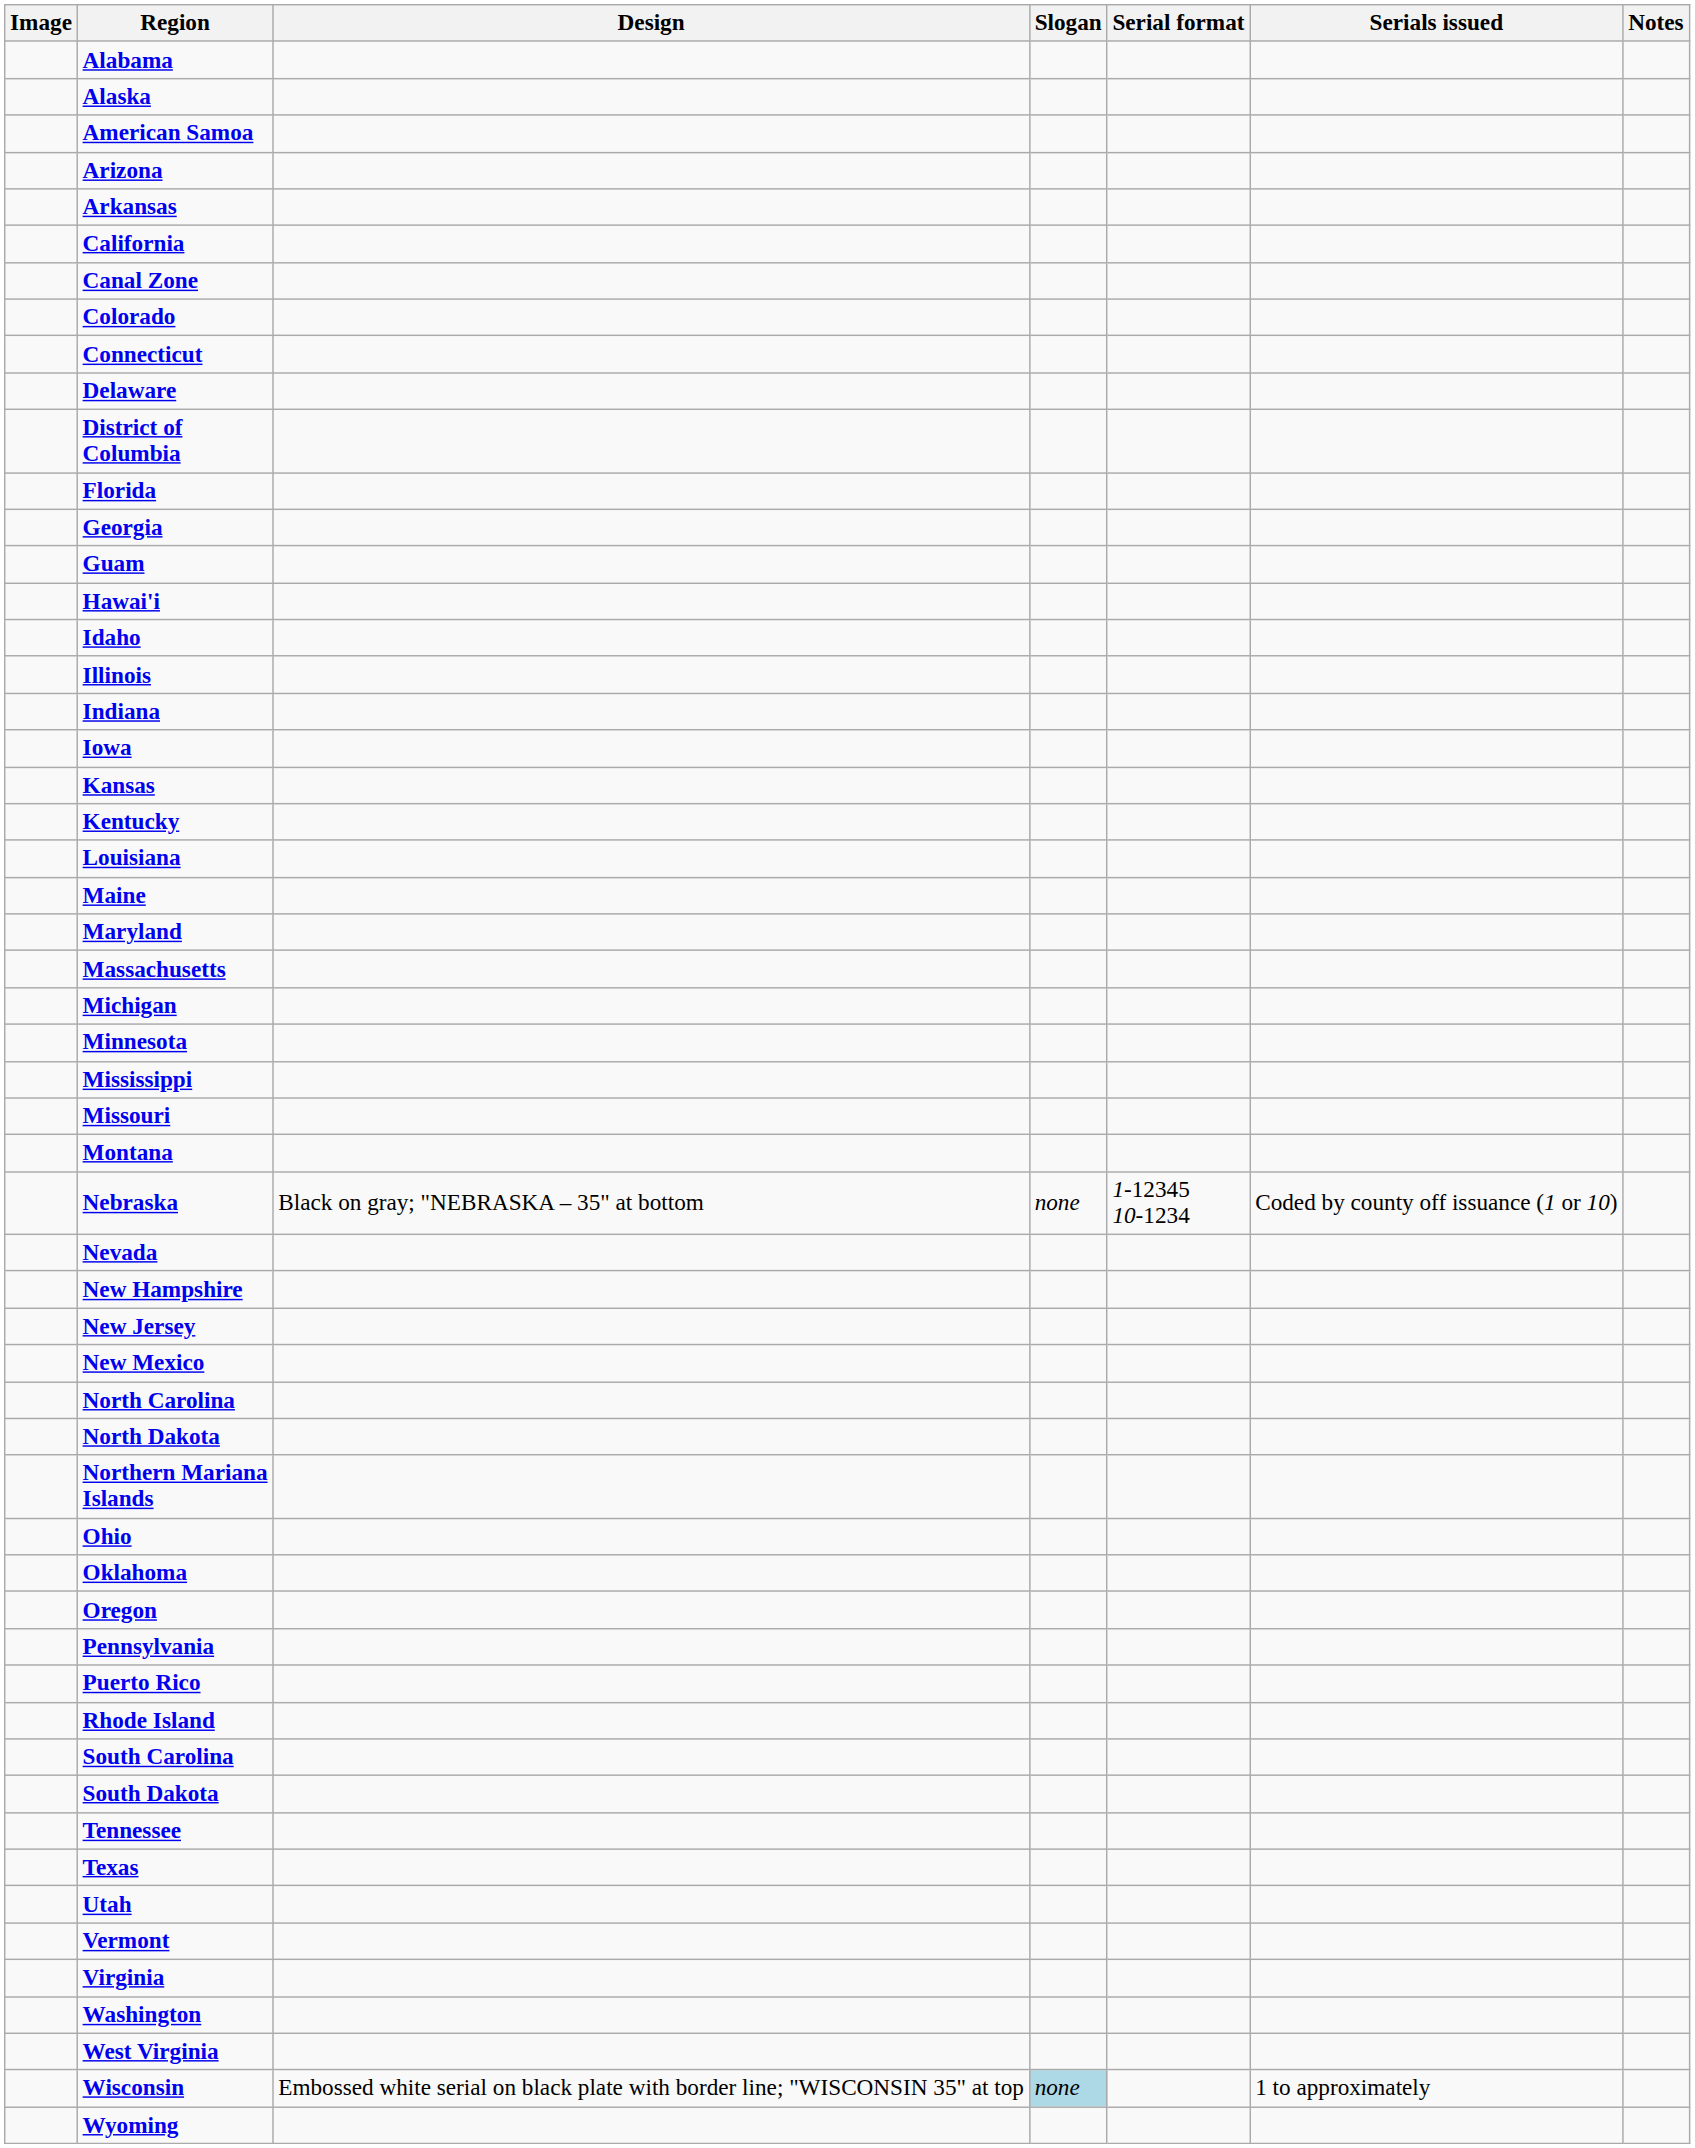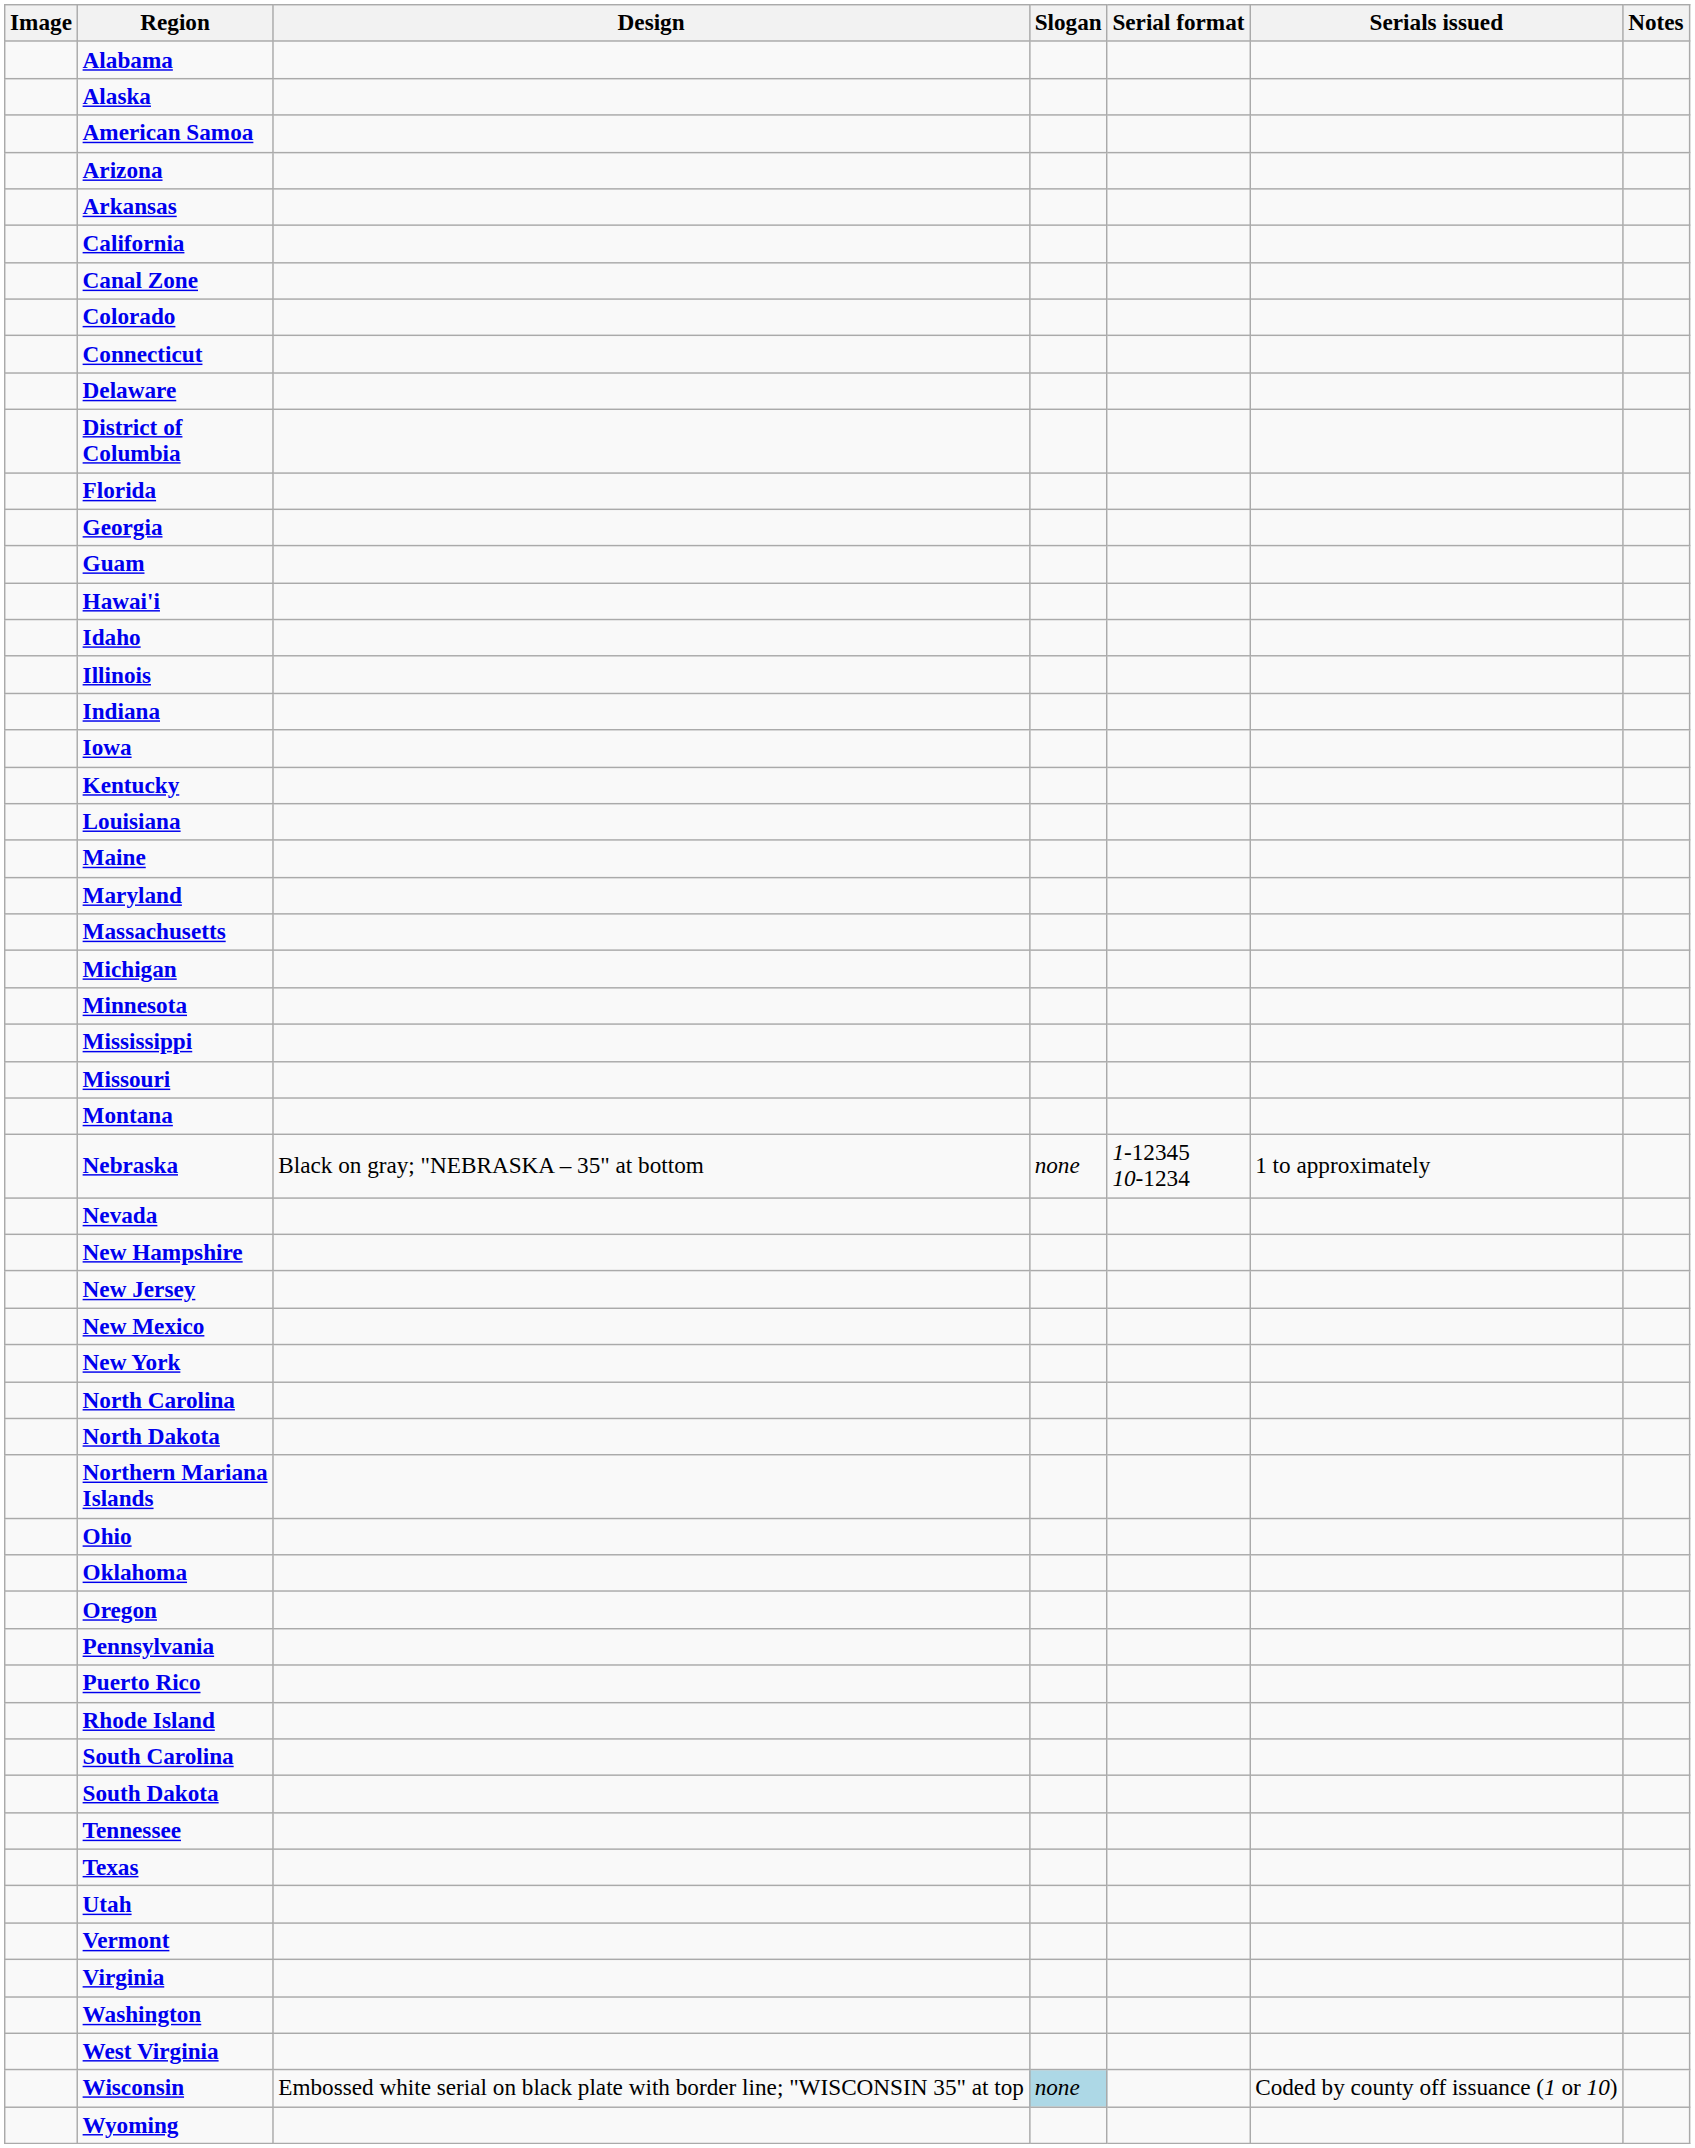- row: (119, 784)
(1436, 1202) Coded by county off issuance (1 or 10) -> (1343, 1165) 1 to approximately
+ row: (131, 1362)
(1343, 2088) 1 to approximately -> (1436, 2088) Coded by county off issuance (1 or 10)
